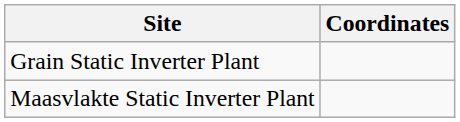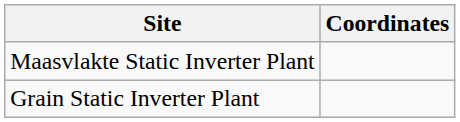rows swapped: (135, 60) <-> (162, 98)
